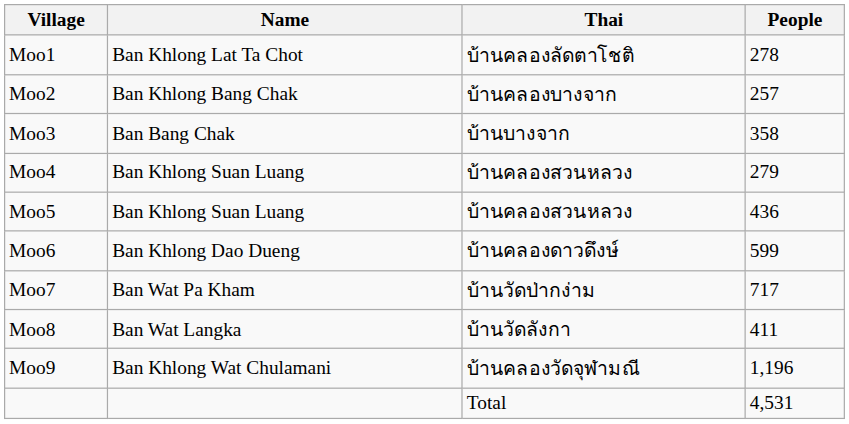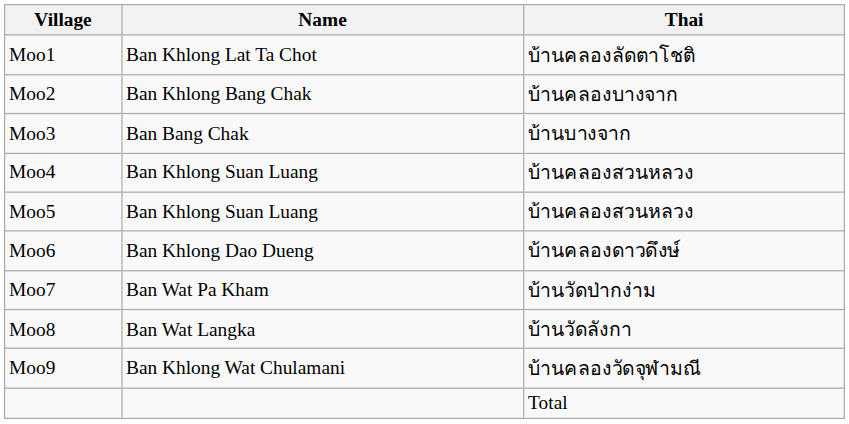- column: (795, 19)
